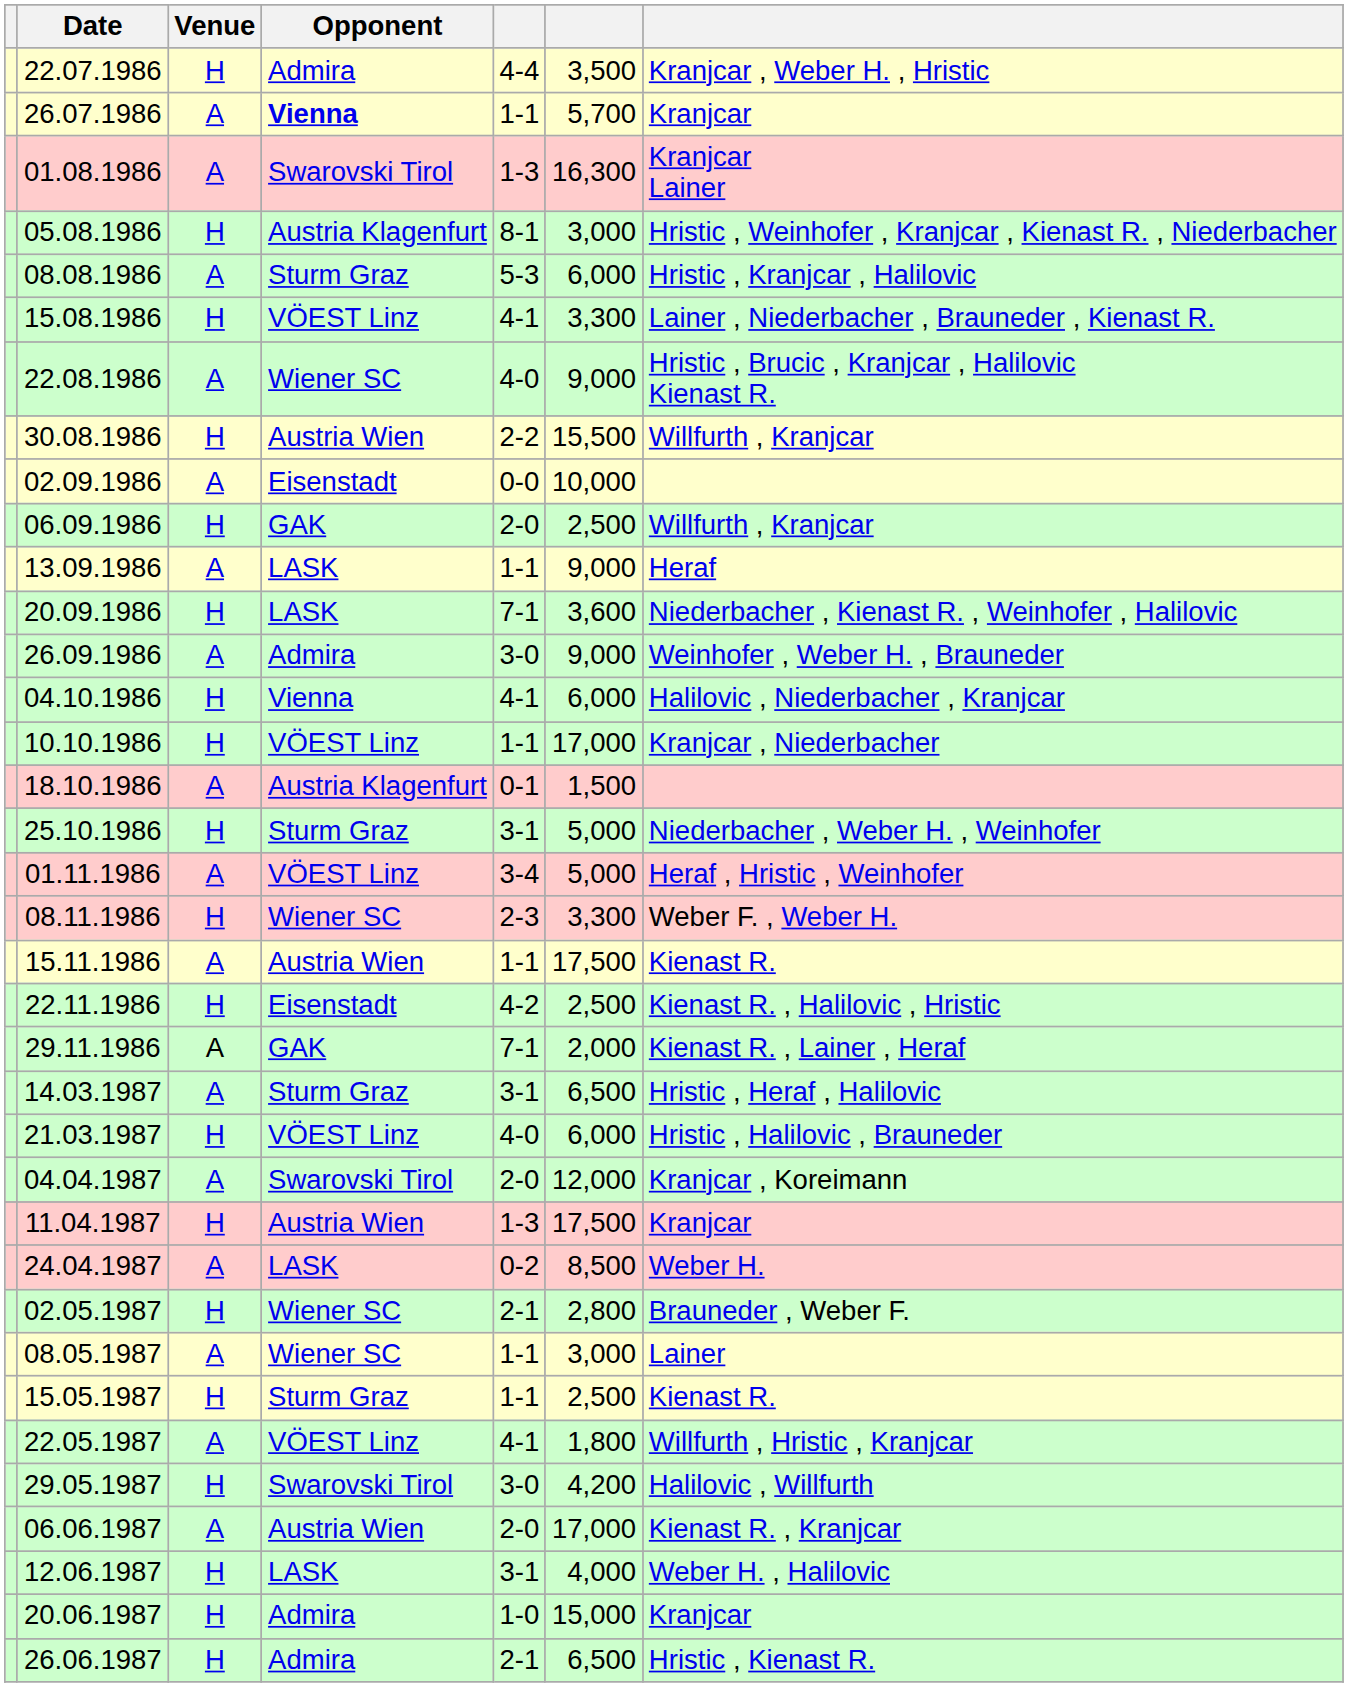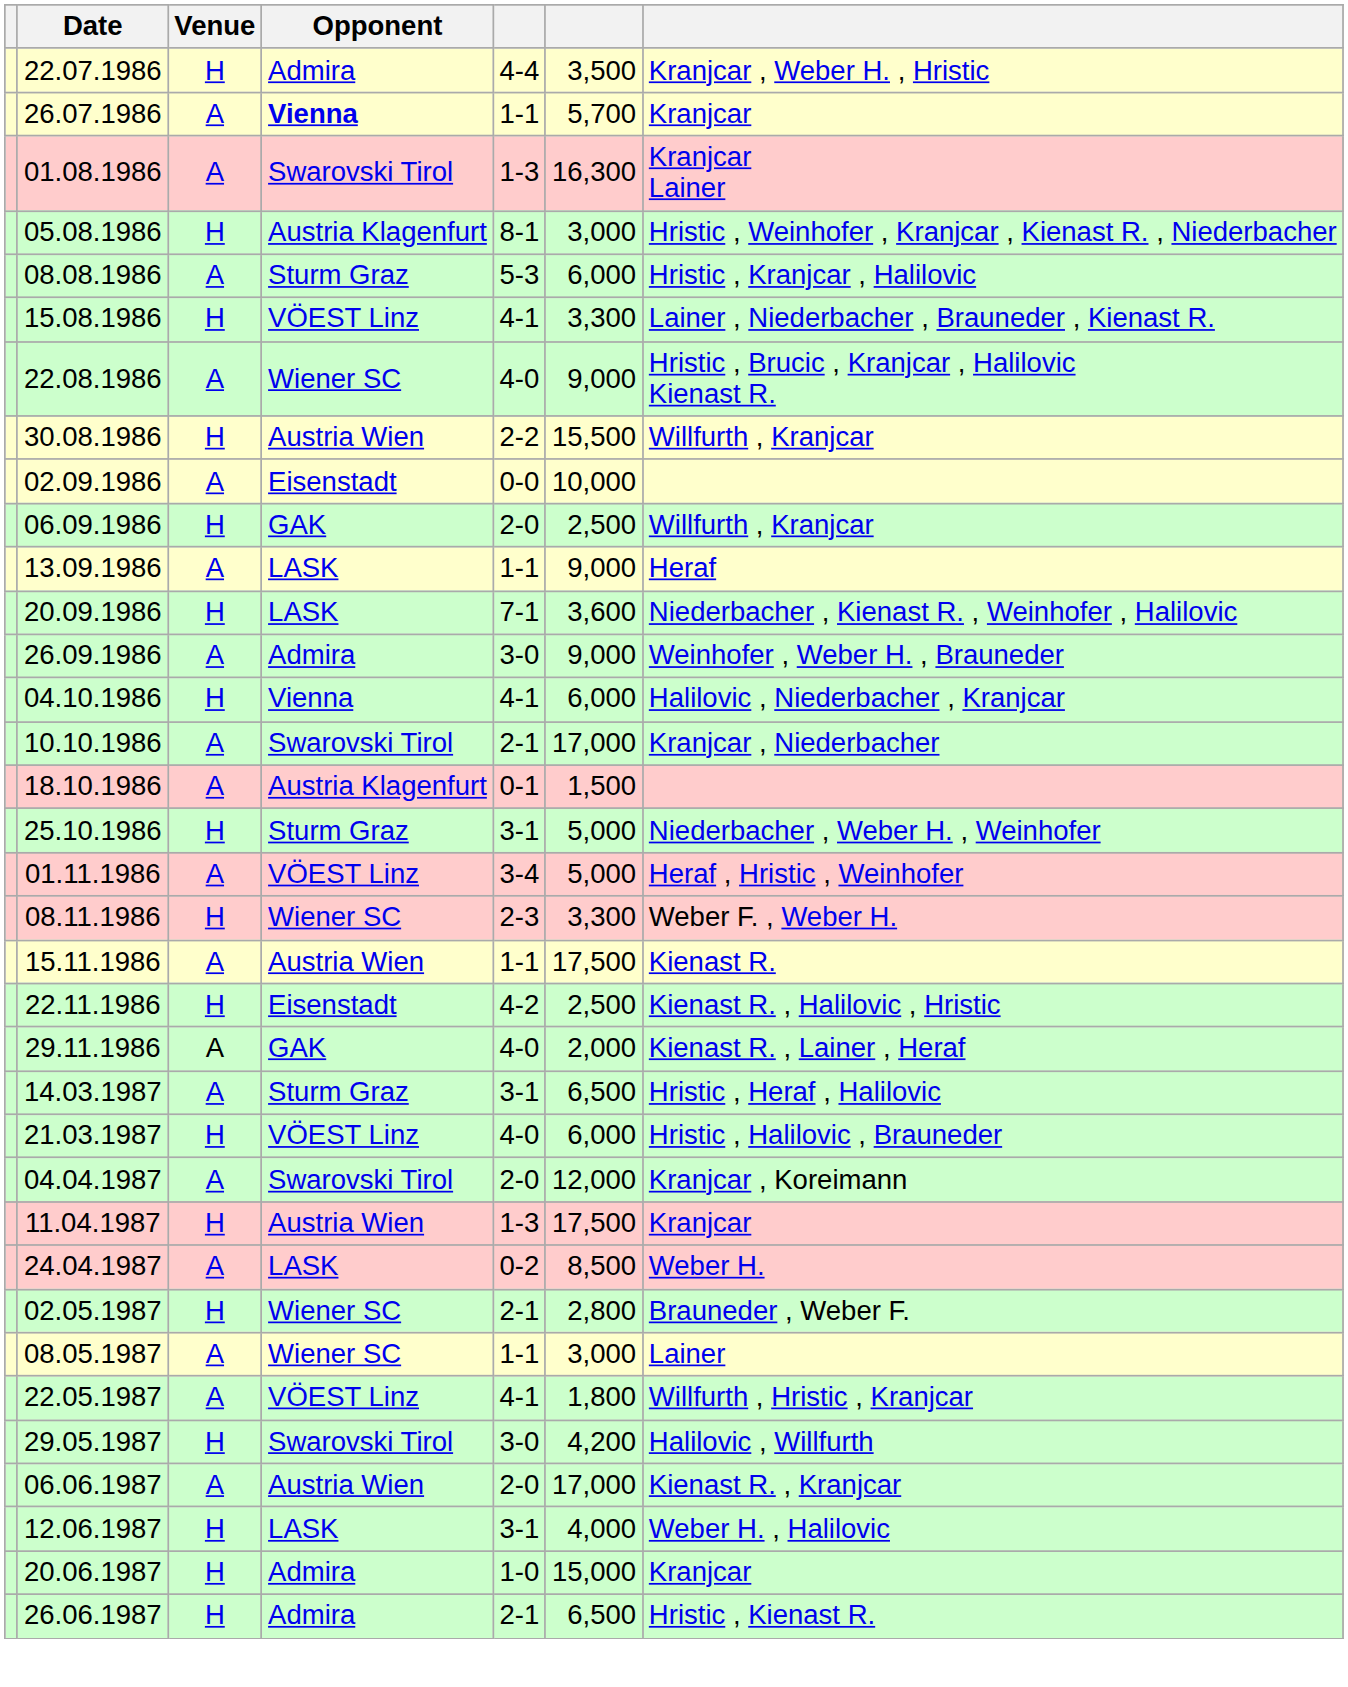(215, 742) H -> (215, 742) A
(344, 742) VÖEST Linz -> (361, 742) Swarovski Tirol
(519, 742) 1-1 -> (519, 742) 2-1
(519, 1048) 7-1 -> (519, 1048) 4-0
- row: (93, 1397)
